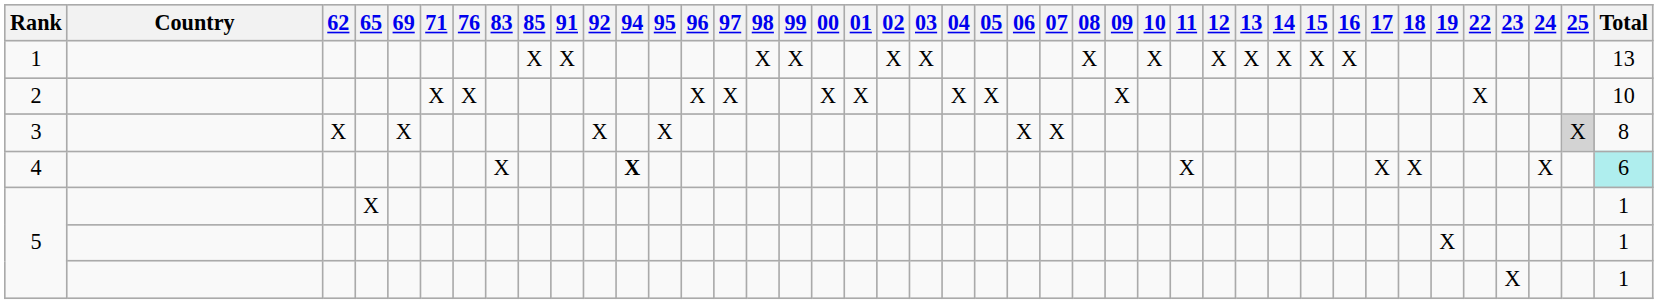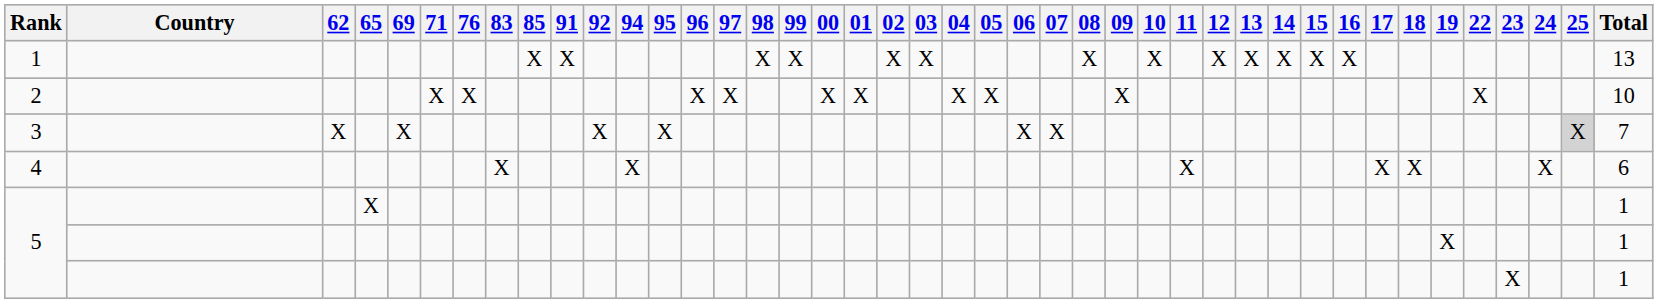(1624, 132) 8 -> (1624, 132) 7
(632, 168) bold -> (632, 168) normal
(1624, 168) paleturquoise background -> (1624, 168) no background
